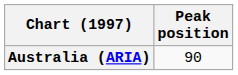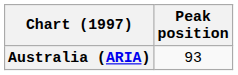(193, 58) 90 -> (193, 58) 93
